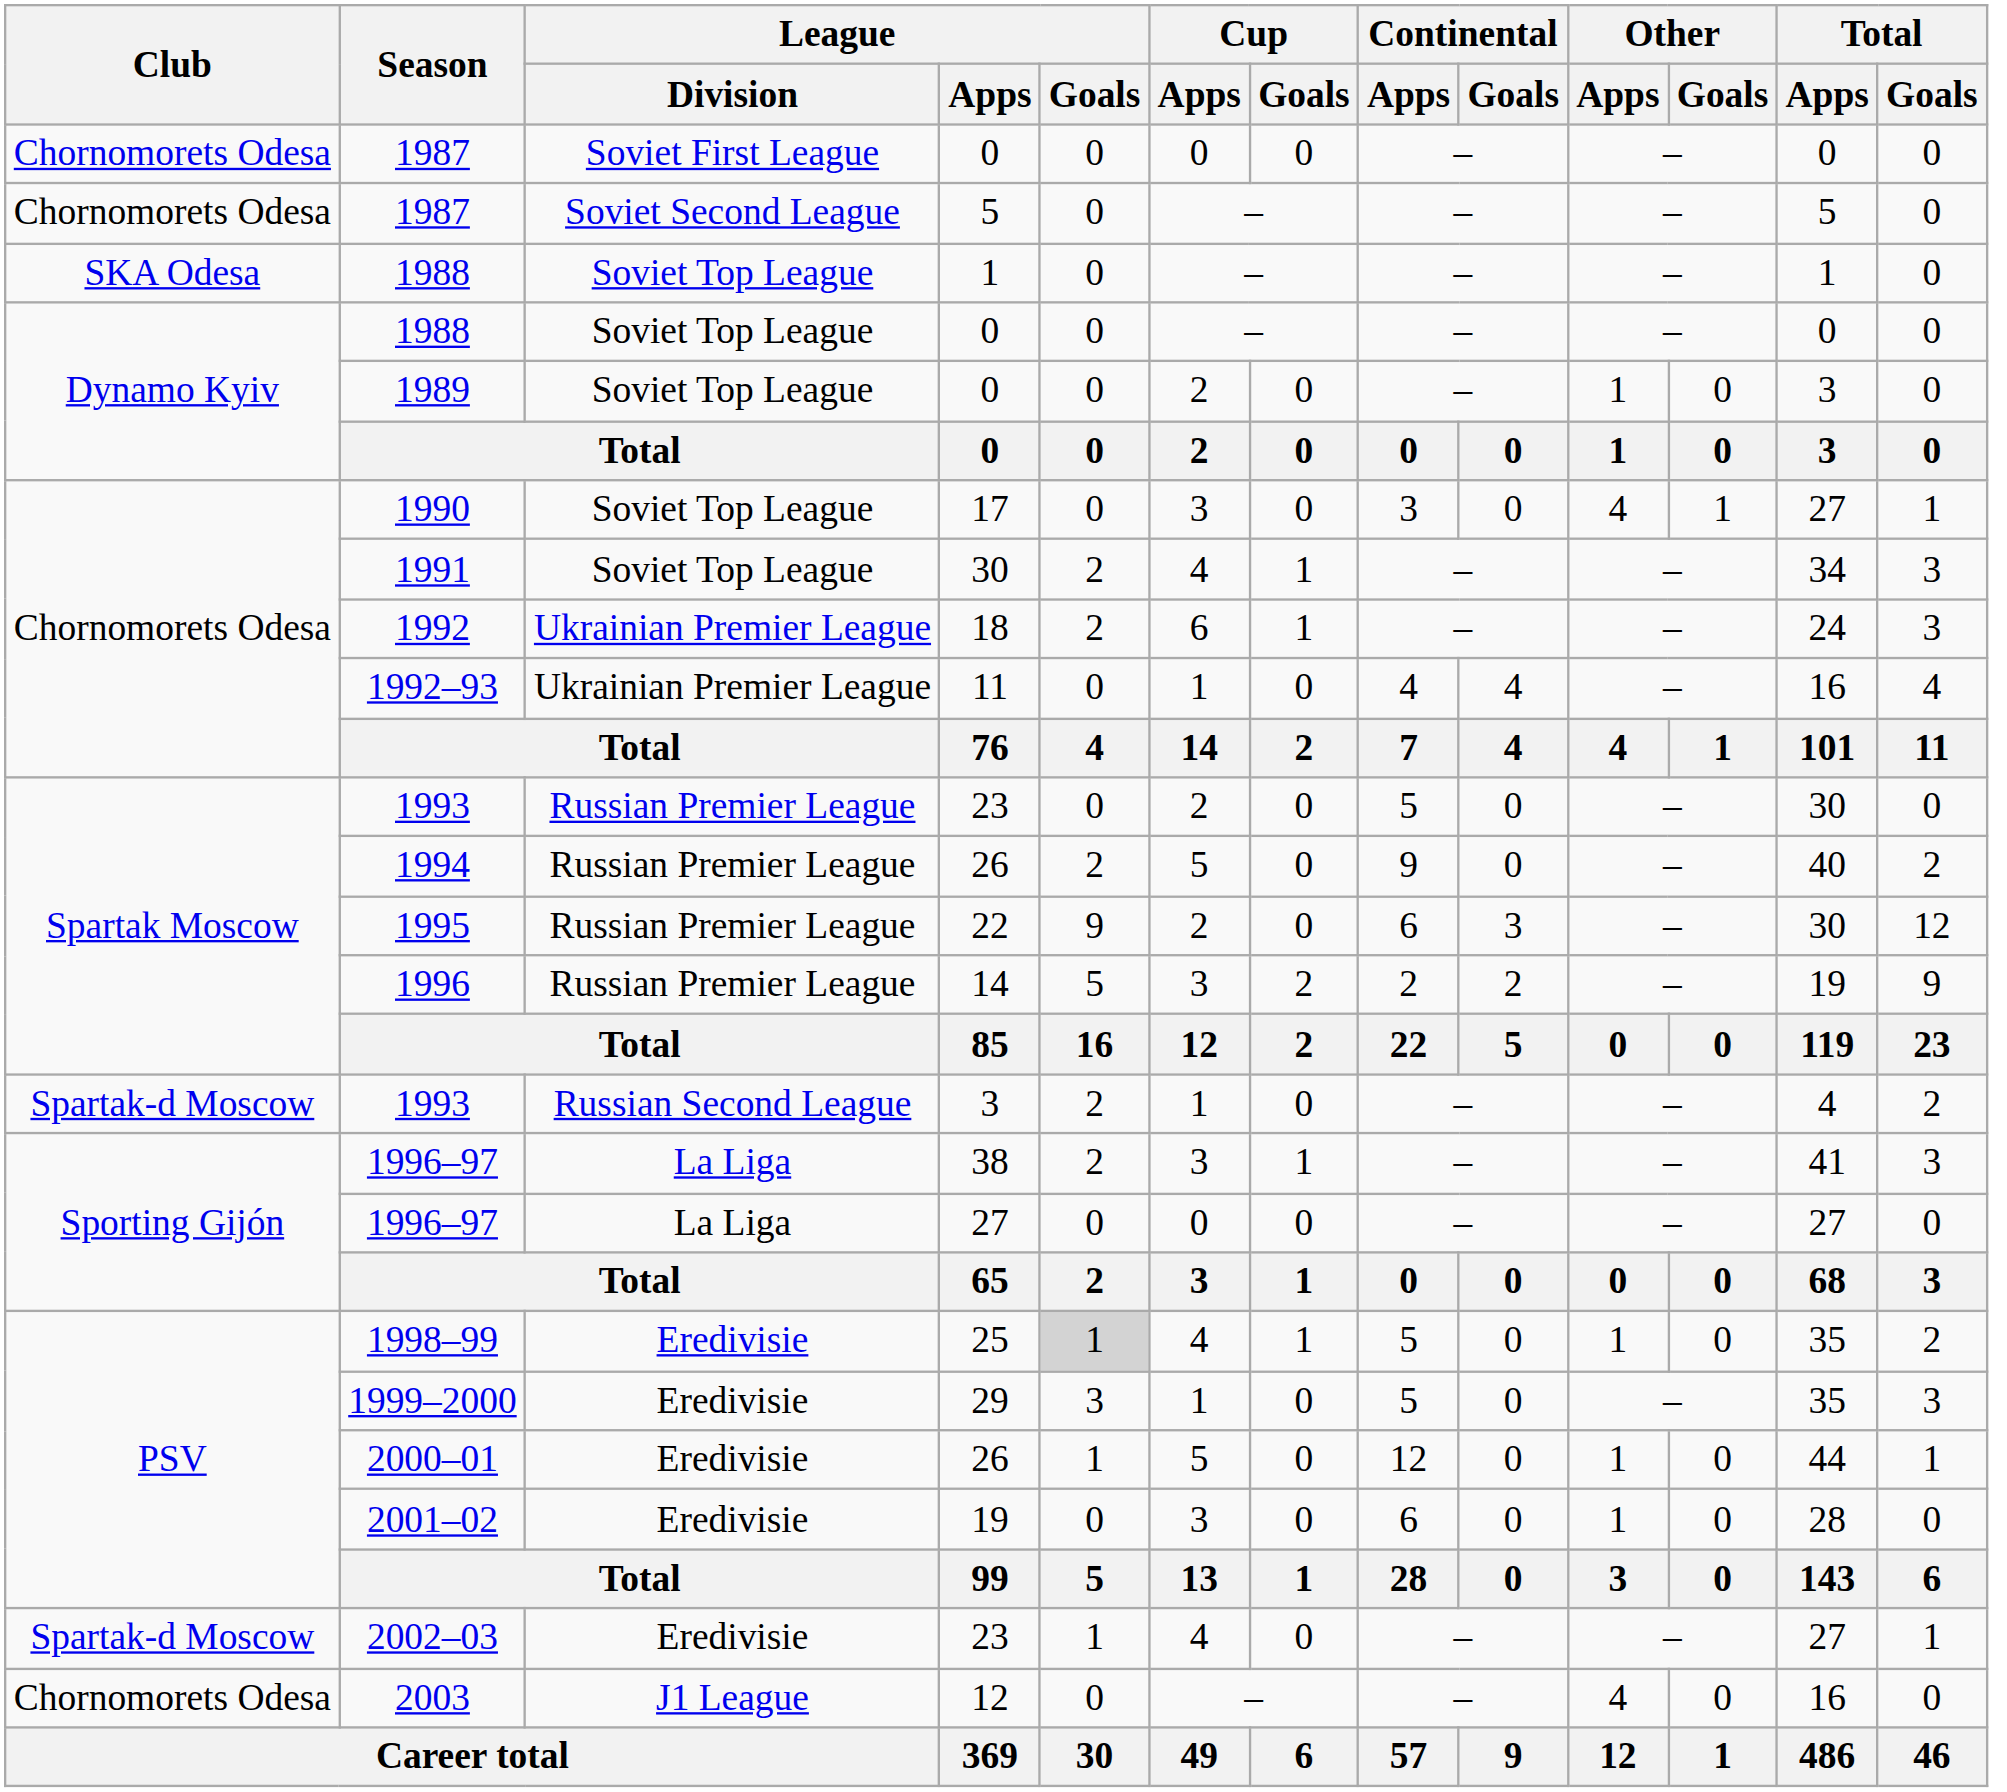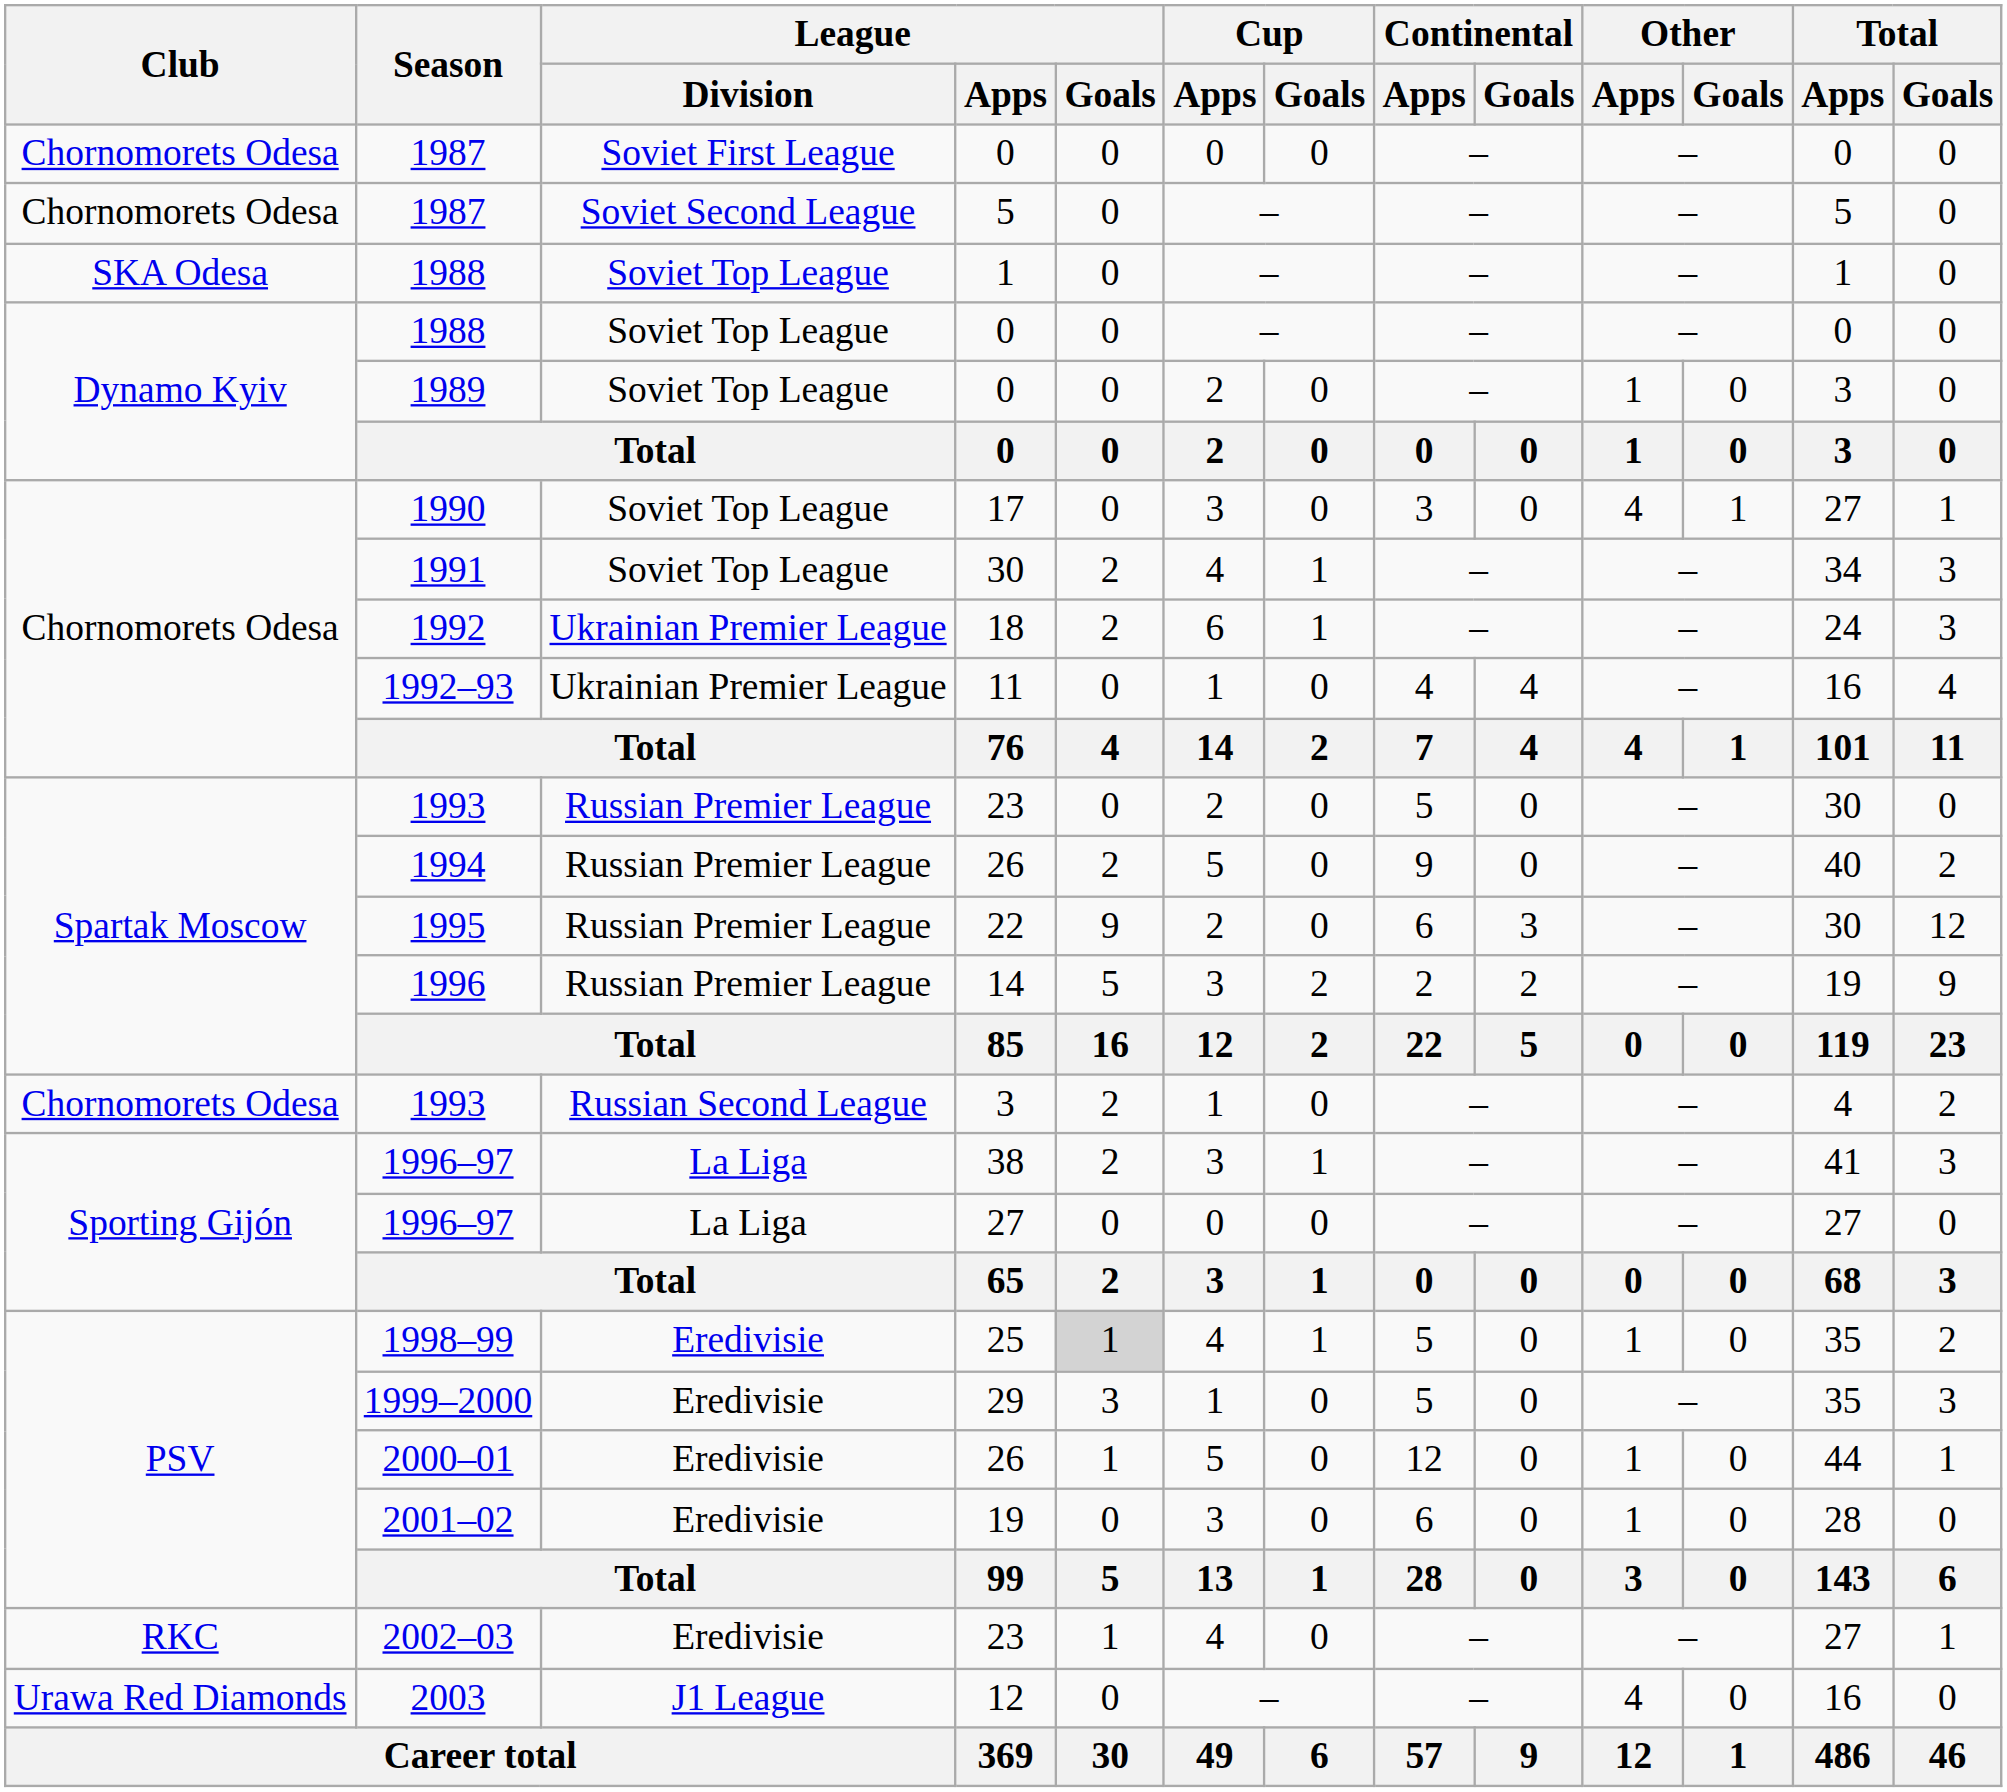(172, 1102) Spartak-d Moscow -> (180, 1102) Chornomorets Odesa
(172, 1637) Spartak-d Moscow -> (180, 1637) RKC
(172, 1696) Chornomorets Odesa -> (180, 1696) Urawa Red Diamonds
